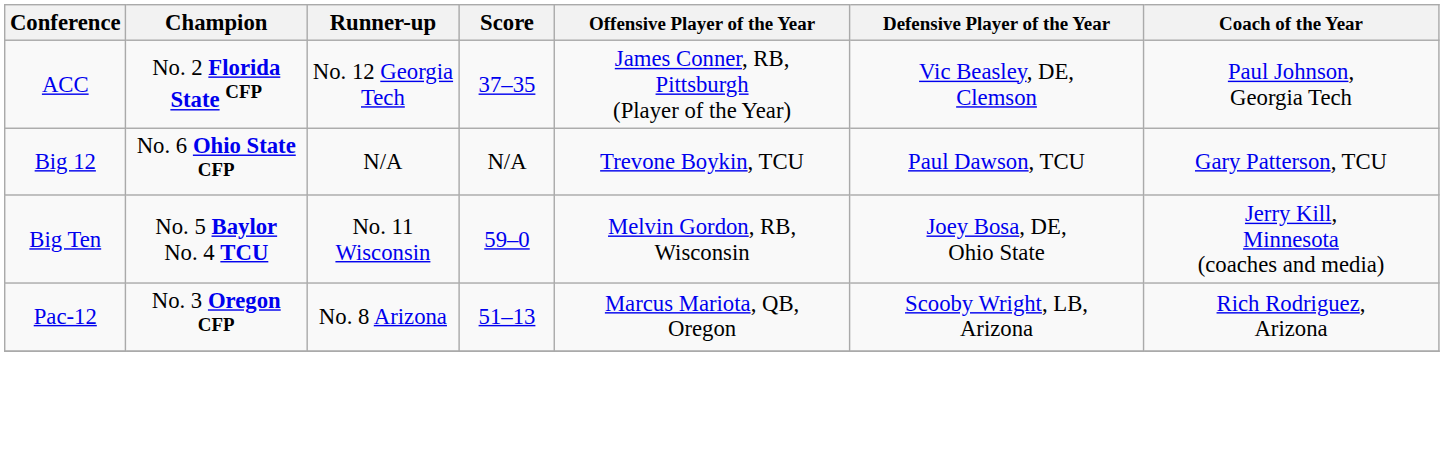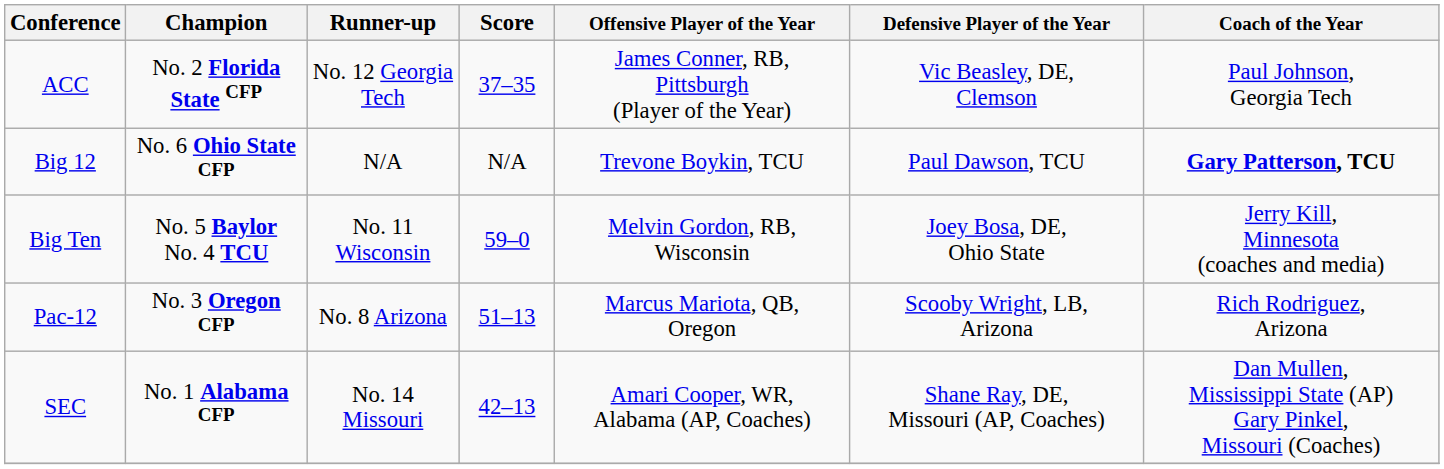(1291, 161) normal -> (1291, 161) bold
+ row: (65, 406)
